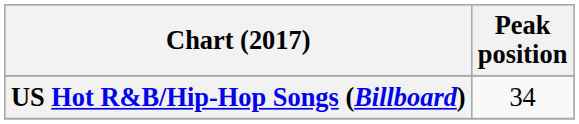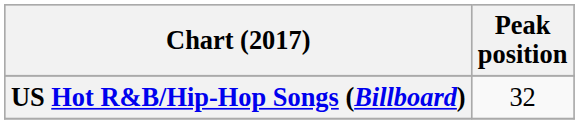(523, 97) 34 -> (523, 97) 32
